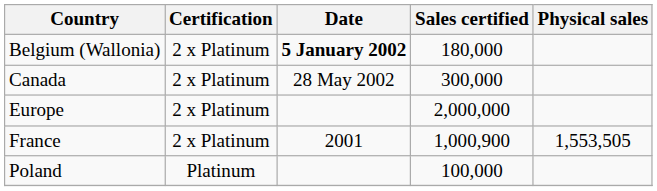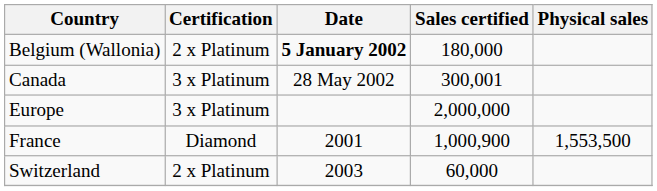(221, 79) 2 x Platinum -> (221, 79) 3 x Platinum
(472, 79) 300,000 -> (472, 79) 300,001
(221, 110) 2 x Platinum -> (221, 110) 3 x Platinum
(221, 140) 2 x Platinum -> (221, 140) Diamond
(593, 140) 1,553,505 -> (593, 140) 1,553,500
- row: (35, 170)
+ row: (54, 170)
